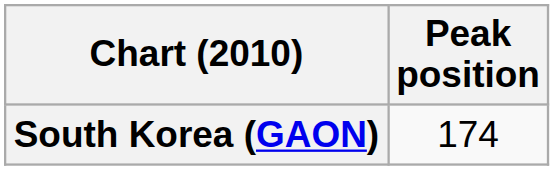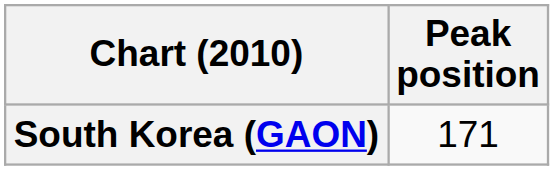(468, 134) 174 -> (468, 134) 171
